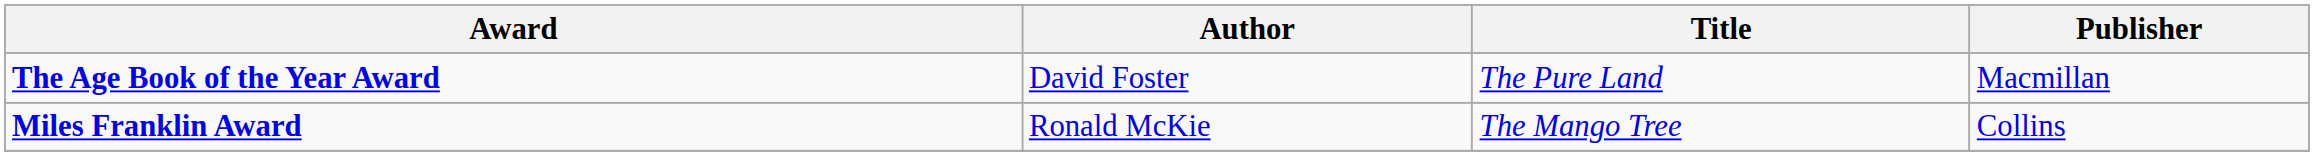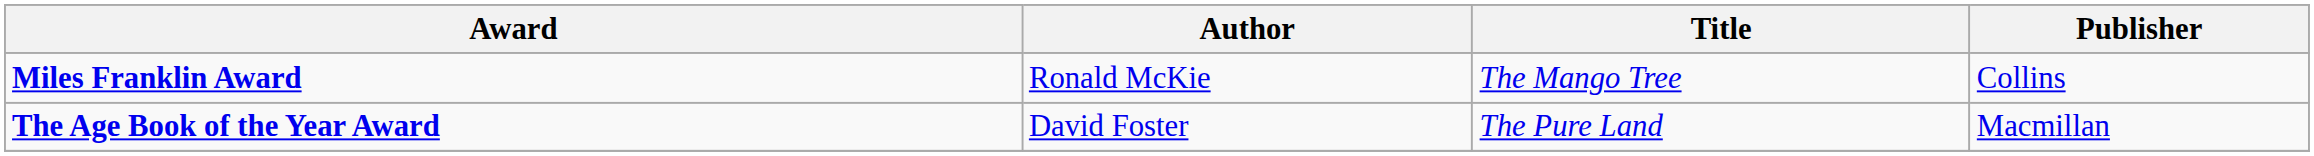rows swapped: (226, 77) <-> (157, 126)
